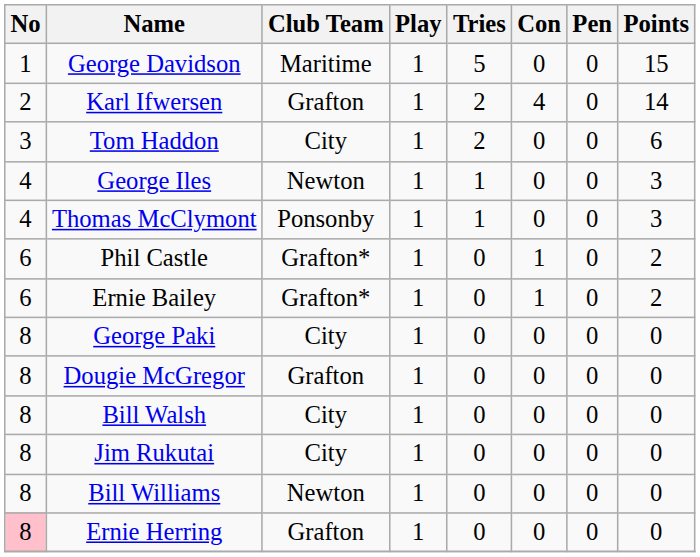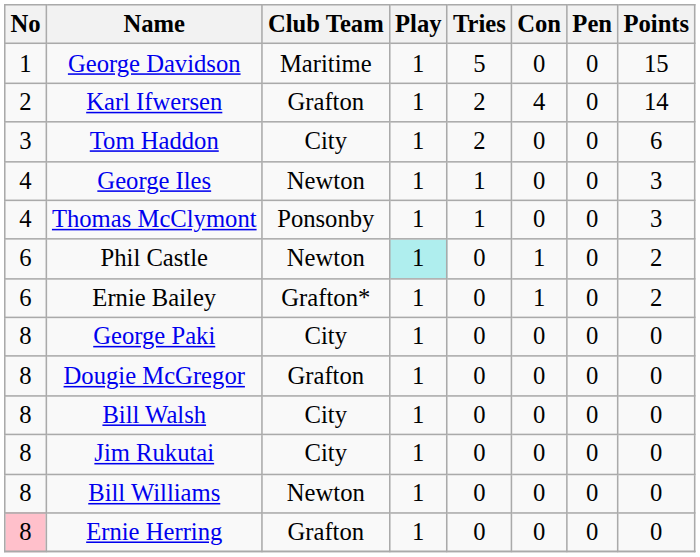(326, 258) Grafton* -> (326, 258) Newton
(418, 258) no background -> (418, 258) paleturquoise background
